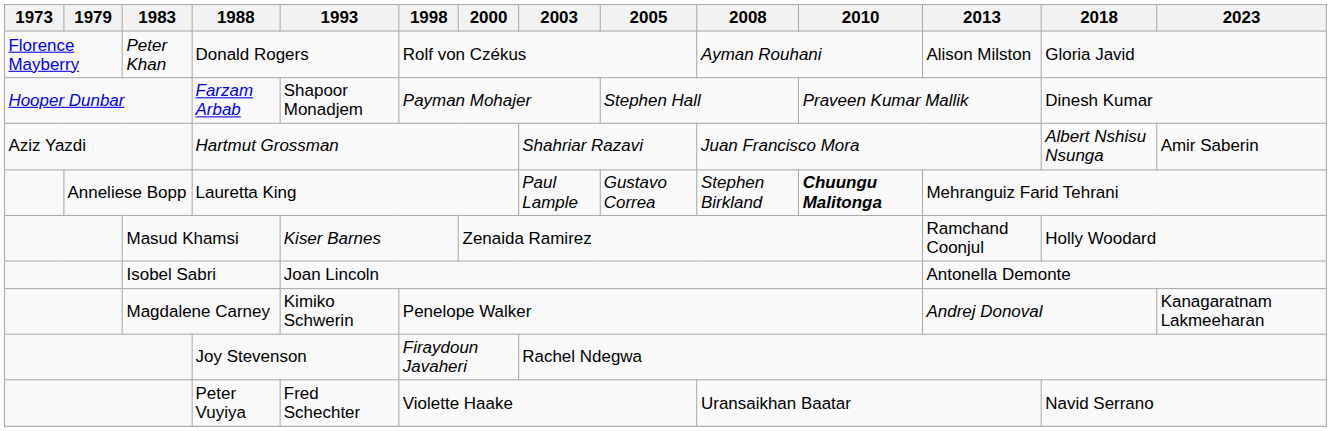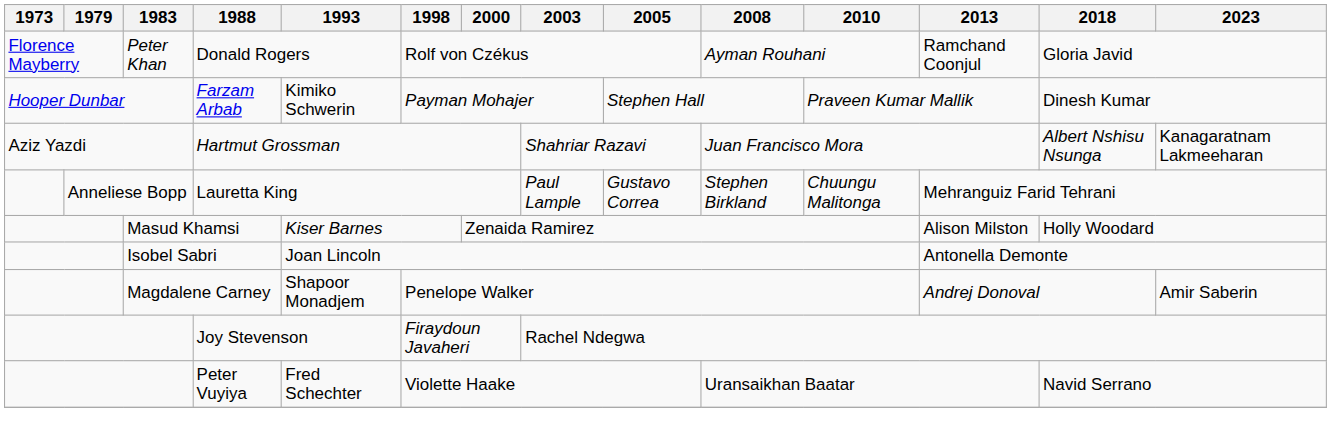(979, 54) Alison Milston -> (965, 54) Ramchand Coonjul
(323, 100) Shapoor Monadjem -> (320, 100) Kimiko Schwerin
(1210, 146) Amir Saberin -> (1215, 146) Kanagaratnam Lakmeeharan
(842, 192) bold -> (844, 192) normal
(967, 238) Ramchand Coonjul -> (976, 228) Alison Milston
(319, 311) Kimiko Schwerin -> (325, 292) Shapoor Monadjem
(1216, 311) Kanagaratnam Lakmeeharan -> (1209, 292) Amir Saberin
